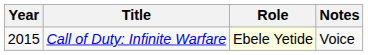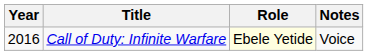(24, 38) 2015 -> (24, 38) 2016
